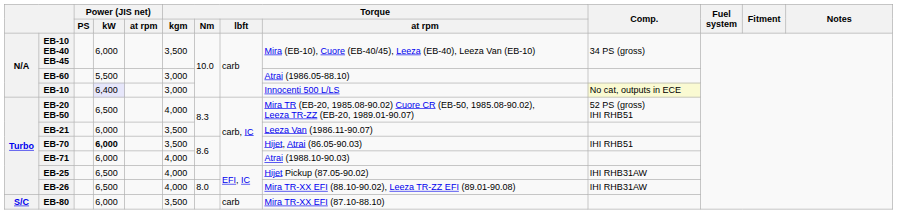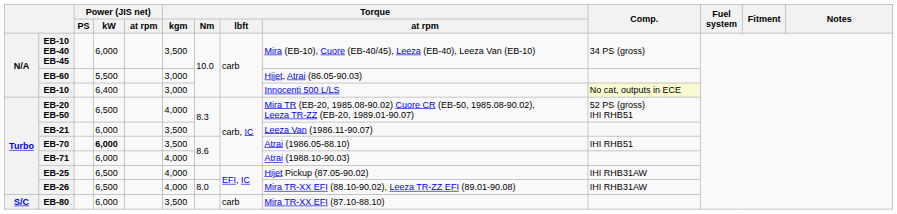(307, 76) Atrai (1986.05-88.10) -> (313, 76) Hijet, Atrai (86.05-90.03)
(107, 90) lavender background -> (107, 90) no background
(313, 144) Hijet, Atrai (86.05-90.03) -> (307, 144) Atrai (1986.05-88.10)
